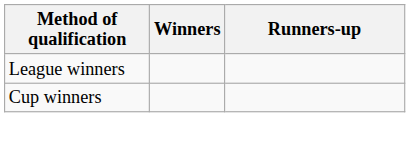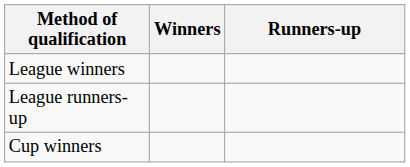+ row: (68, 107)
